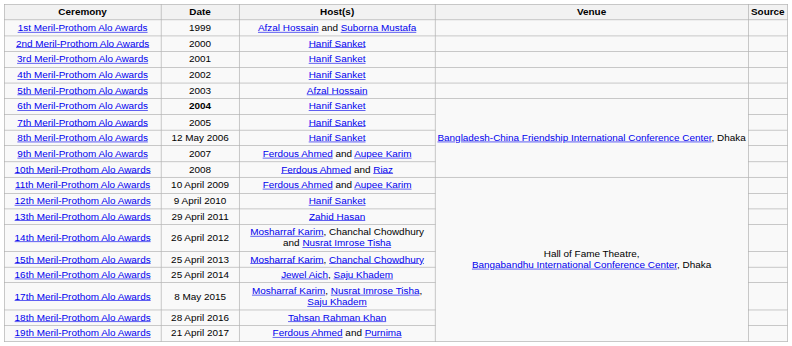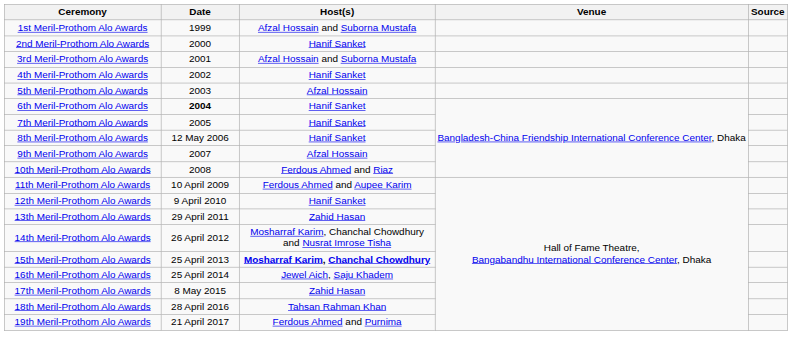(337, 59) Hanif Sanket -> (337, 59) Afzal Hossain and Suborna Mustafa
(337, 153) Ferdous Ahmed and Aupee Karim -> (337, 153) Afzal Hossain
(337, 259) normal -> (337, 259) bold
(337, 296) Mosharraf Karim, Nusrat Imrose Tisha, Saju Khadem -> (337, 290) Zahid Hasan
